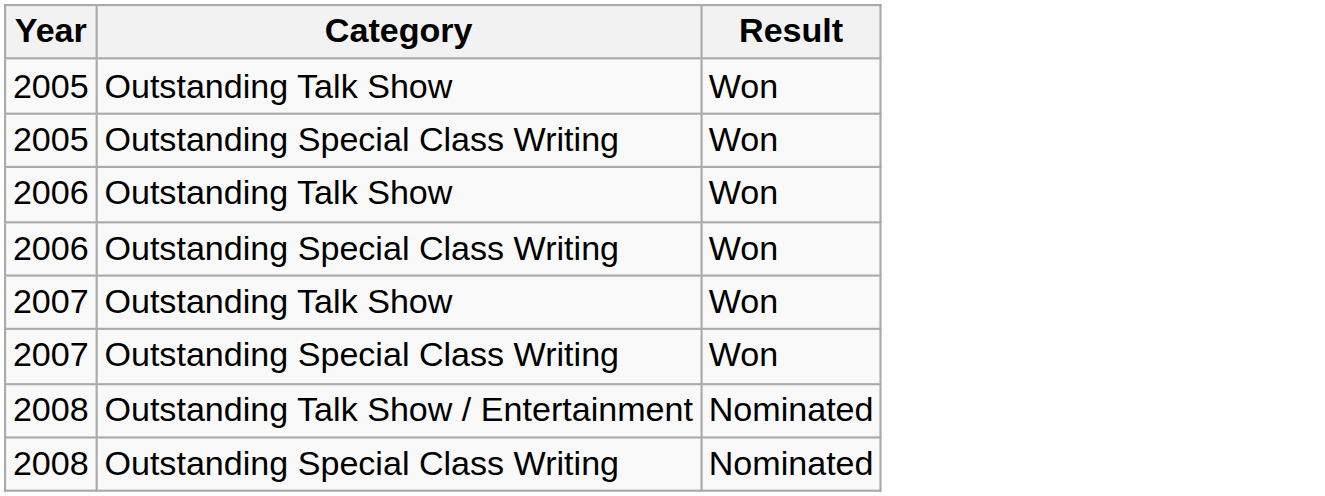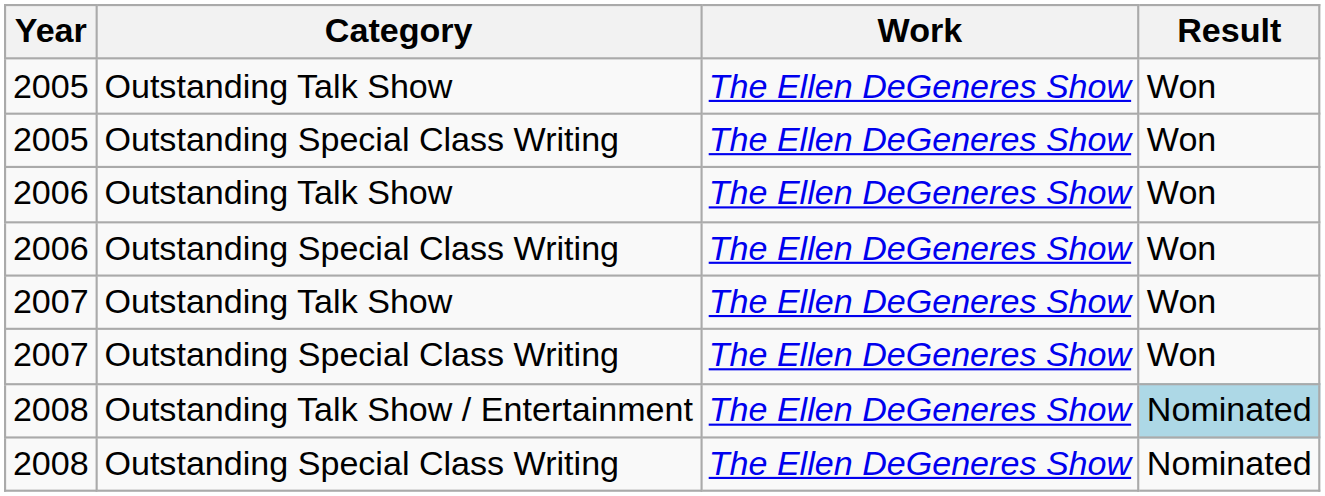+ column: (920, 31)
(791, 409) no background -> (1229, 409) lightblue background
